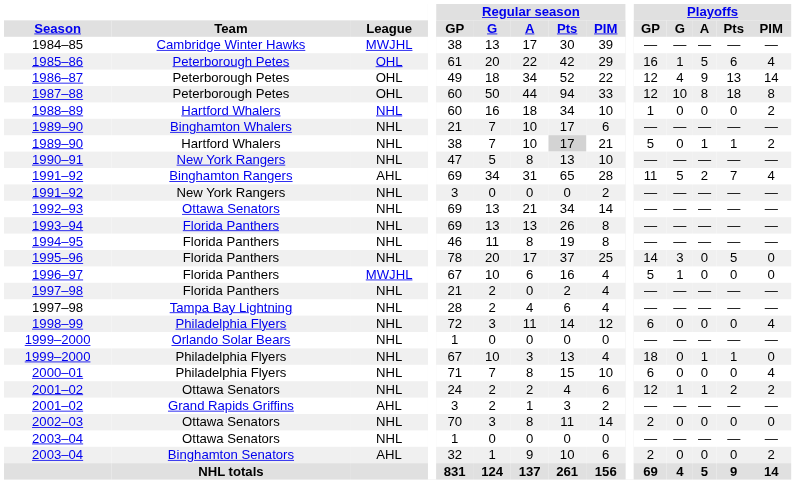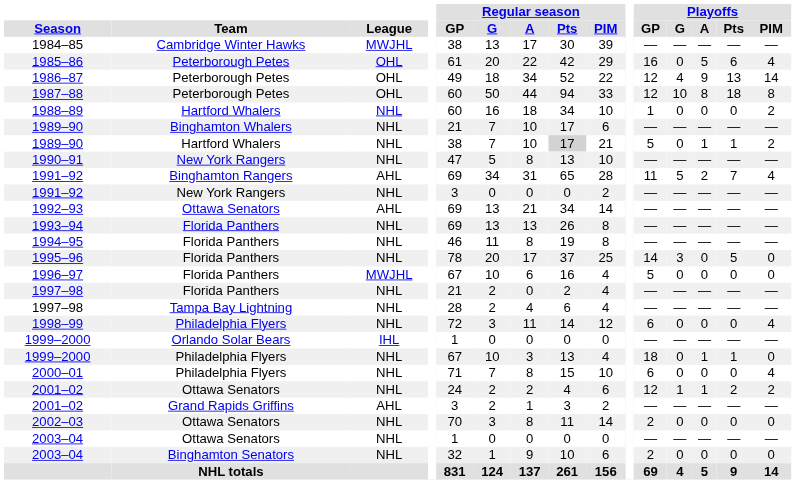(680, 61) 1 -> (680, 61) 0
(389, 209) NHL -> (389, 209) AHL
(680, 274) 1 -> (680, 274) 0
(389, 340) NHL -> (389, 340) IHL
(389, 455) AHL -> (389, 455) NHL
(771, 455) 2 -> (771, 455) 0
